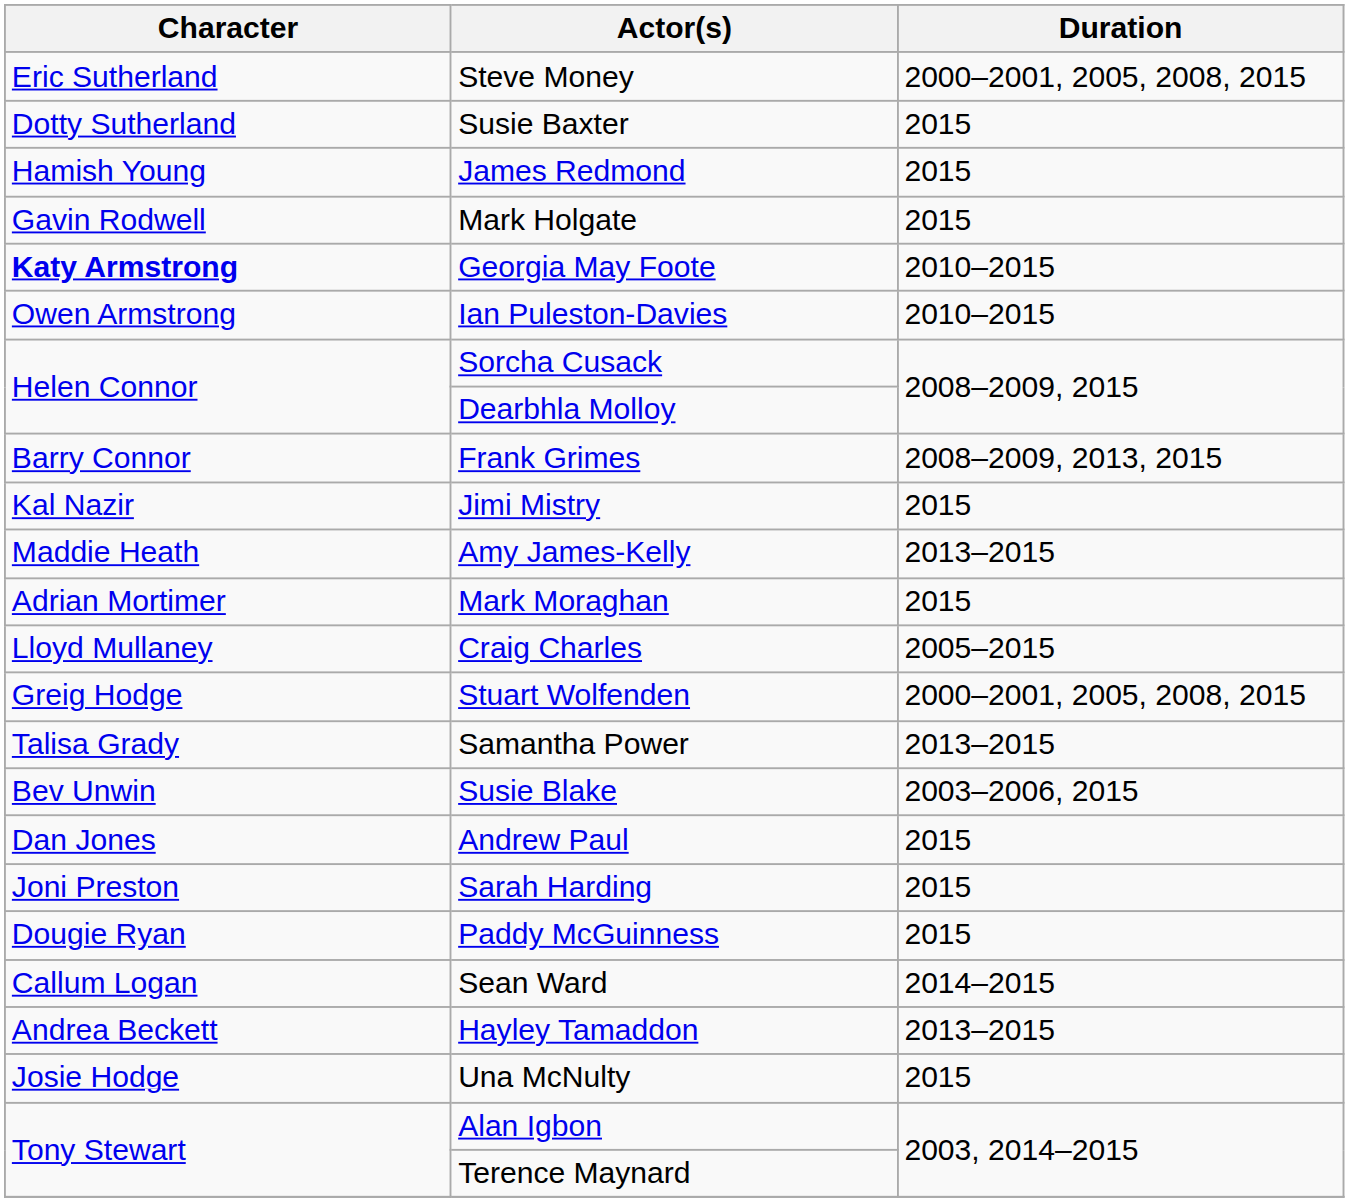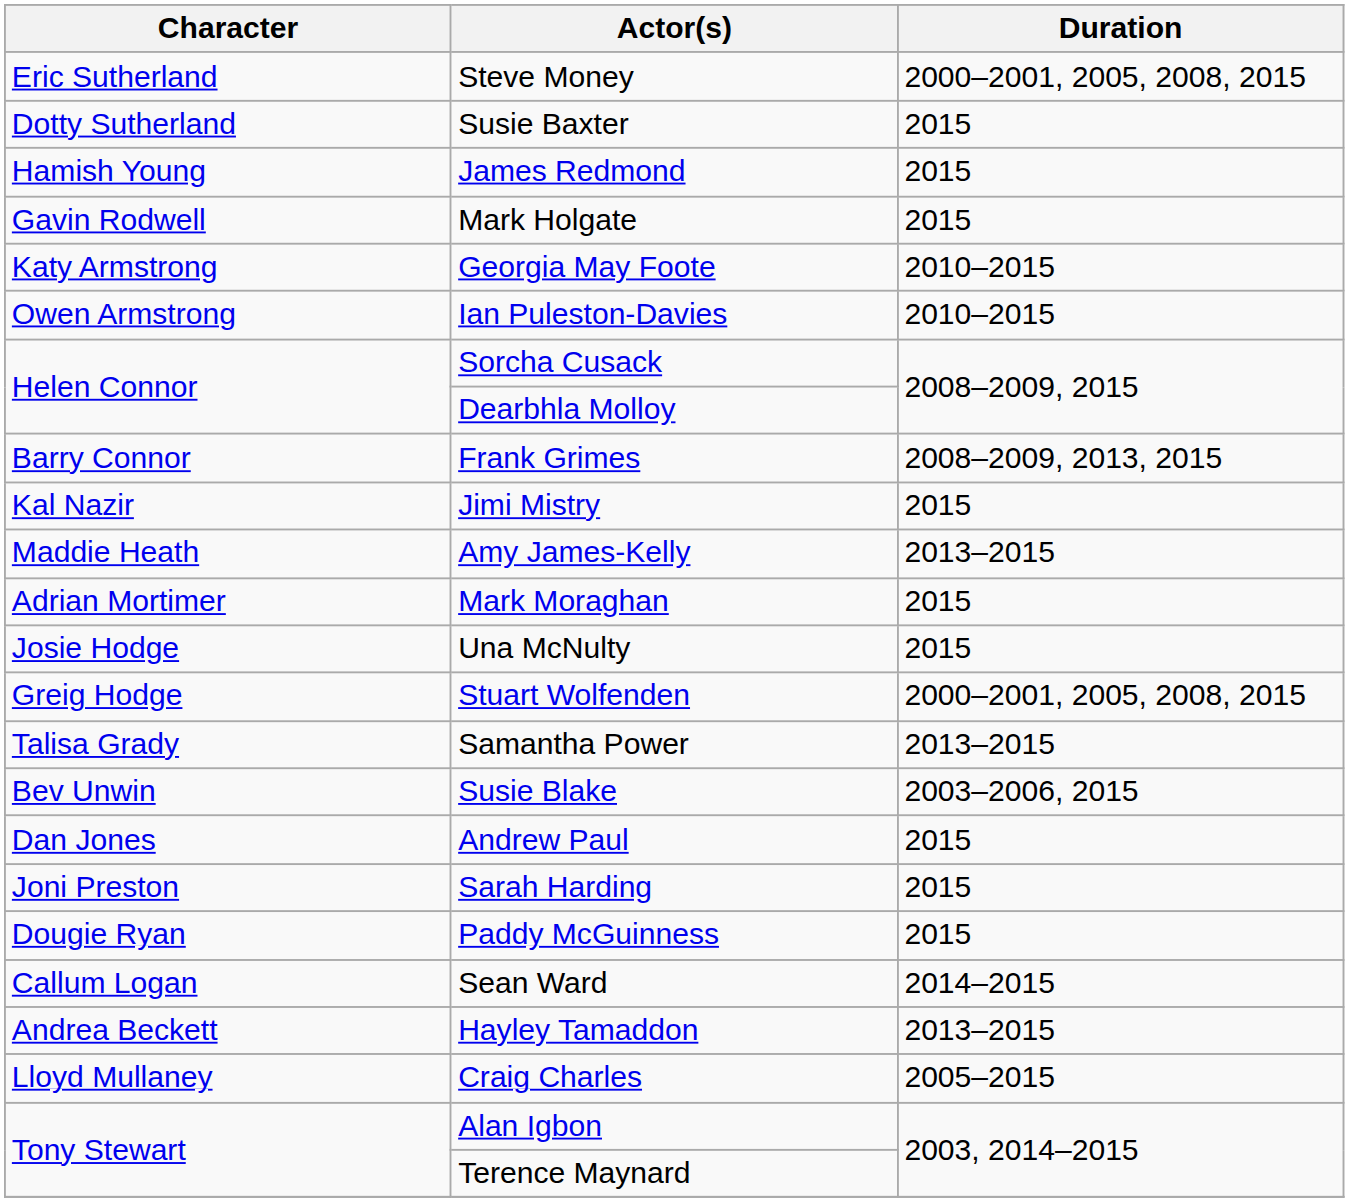(125, 266) bold -> (115, 266) normal
rows swapped: (544, 1077) <-> (550, 648)
